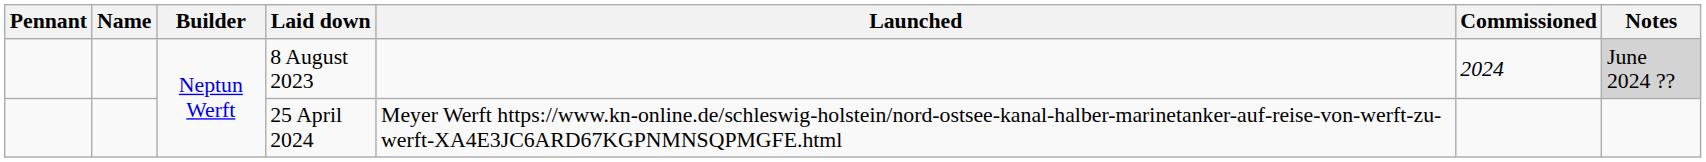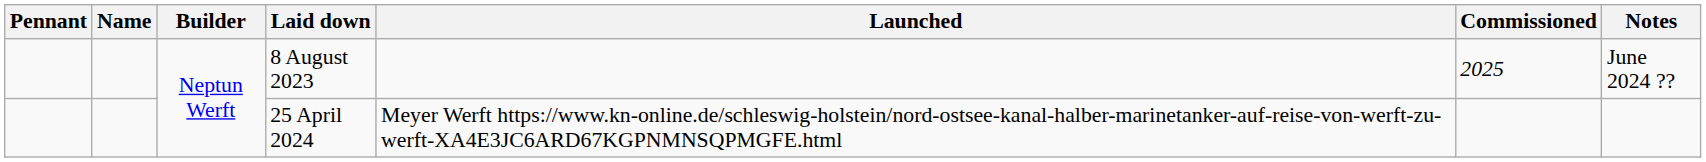(1482, 68) 2024 -> (1482, 68) 2025
(1641, 68) lightgrey background -> (1641, 68) no background
